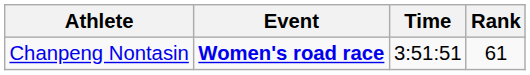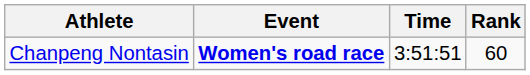(496, 53) 61 -> (496, 53) 60
